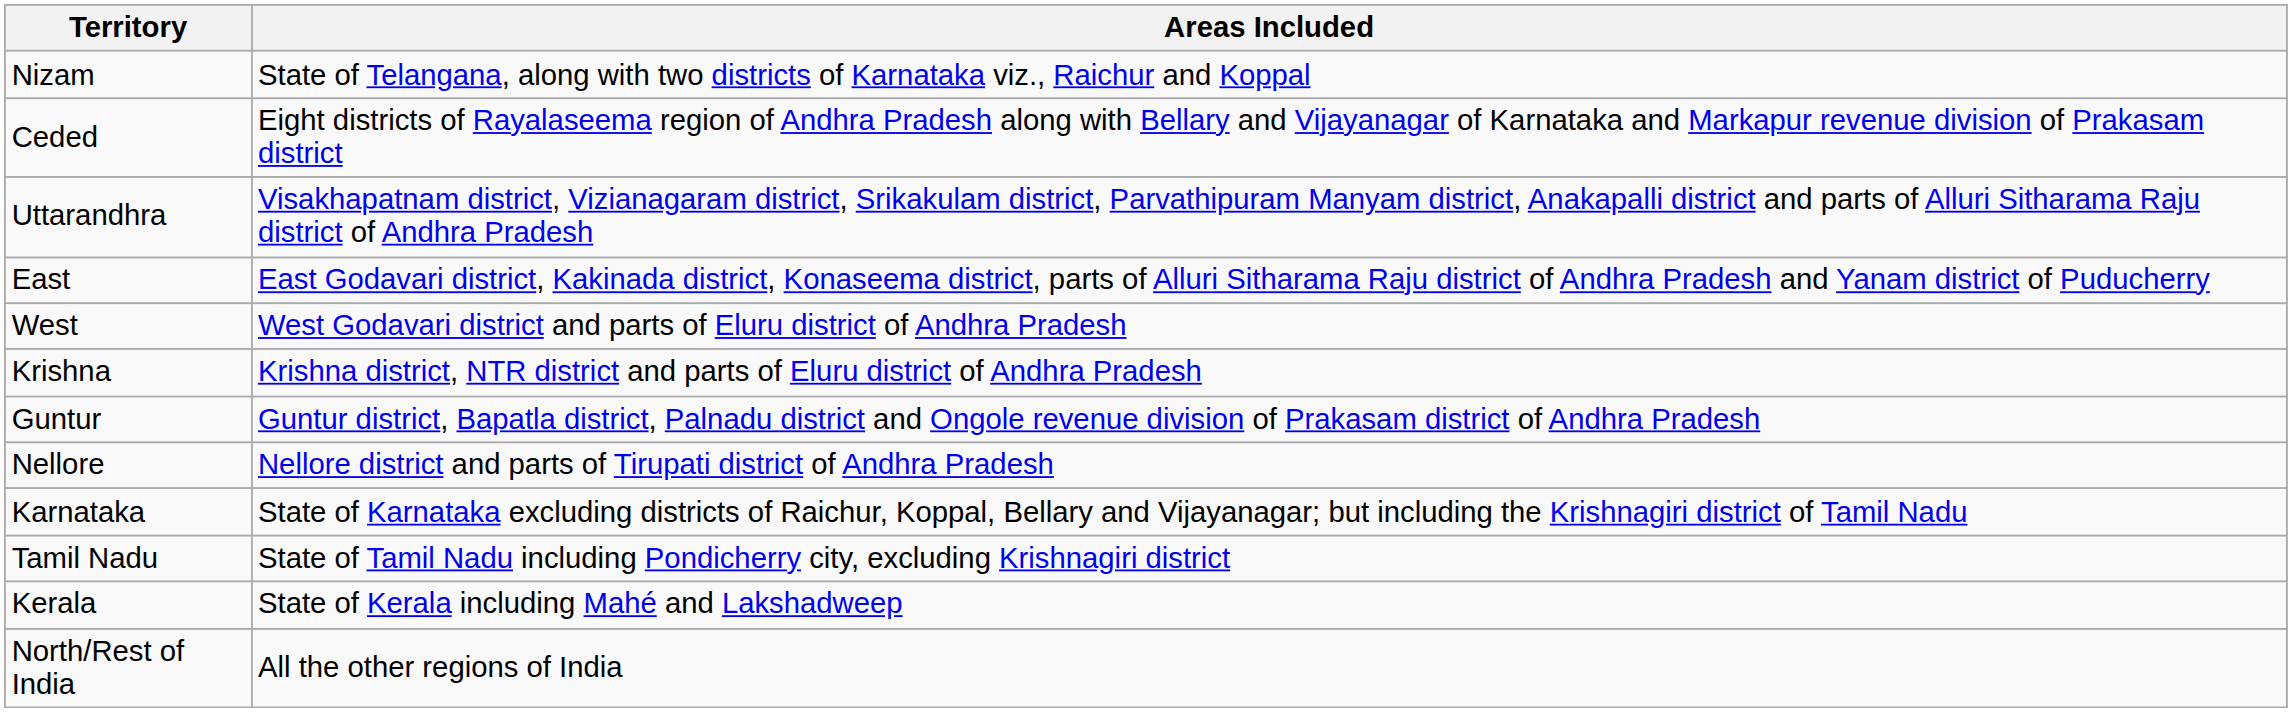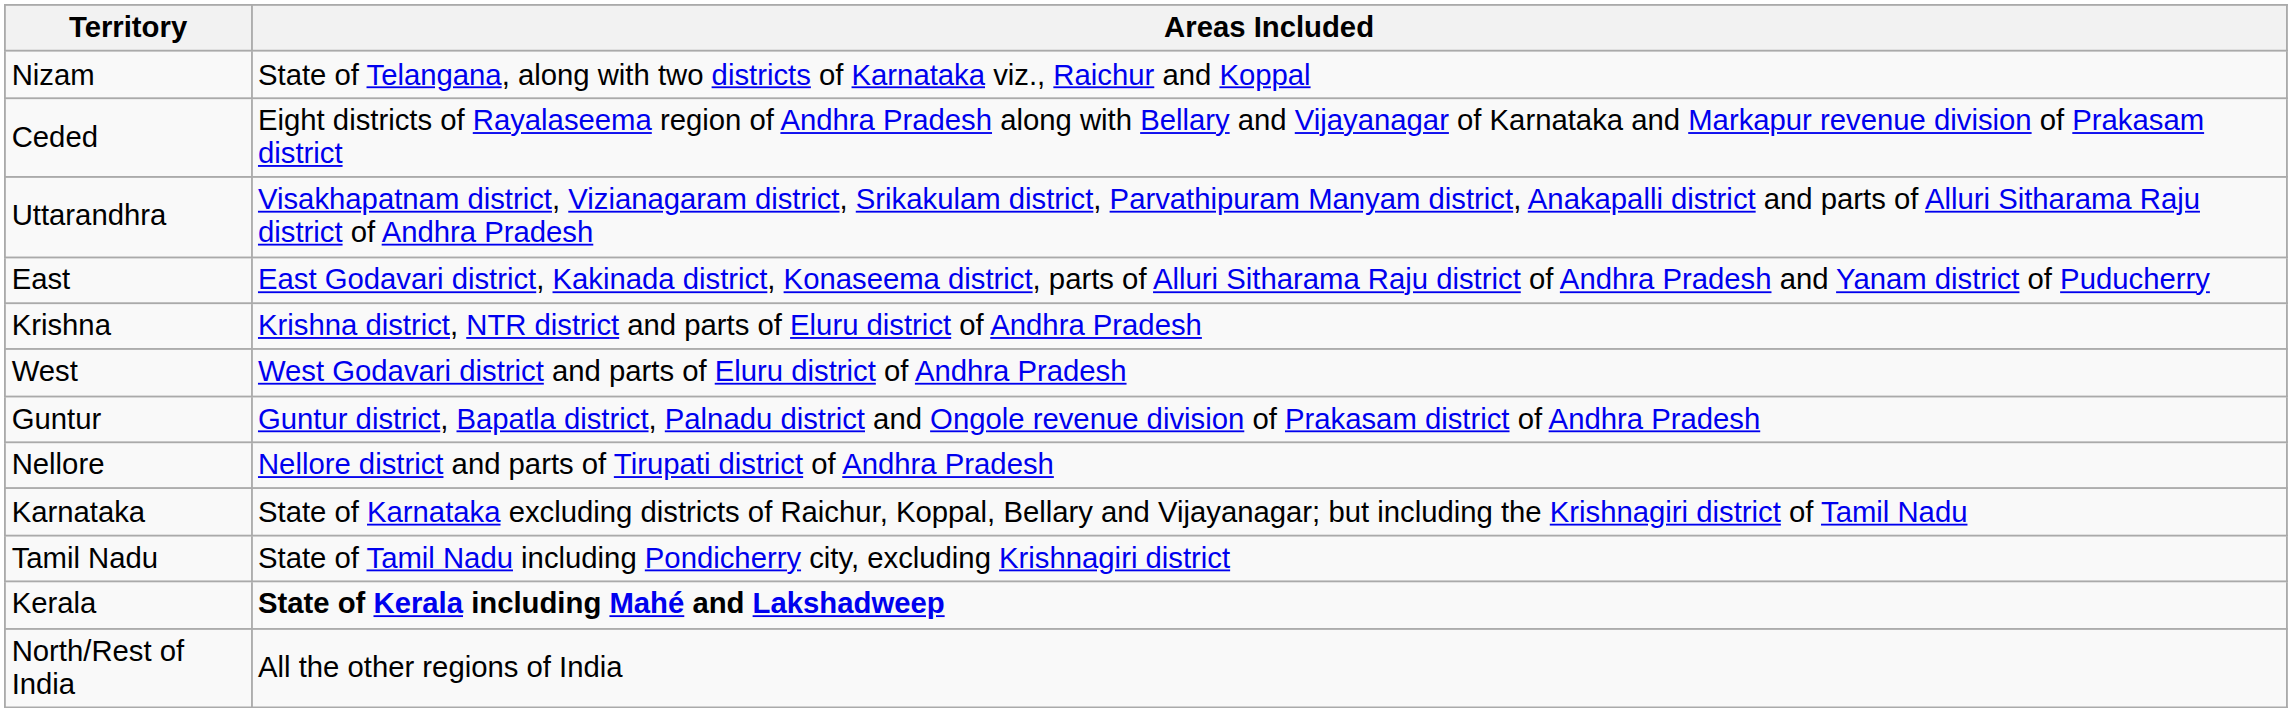rows swapped: (45, 325) <-> (61, 372)
(580, 604) normal -> (601, 604) bold
